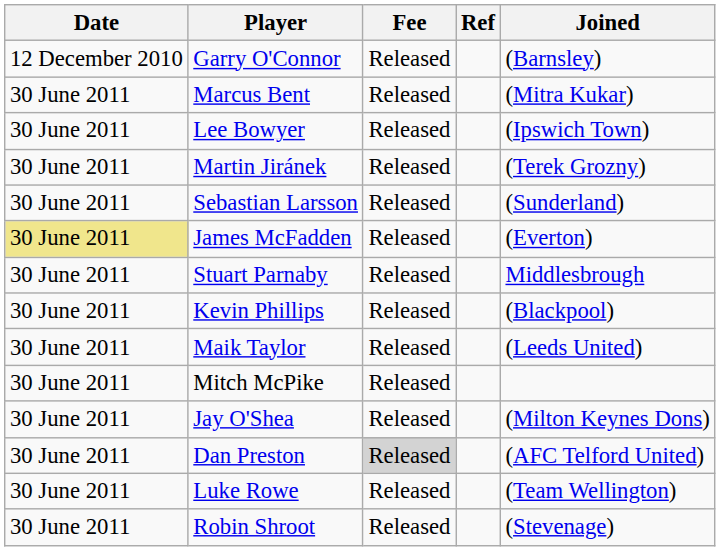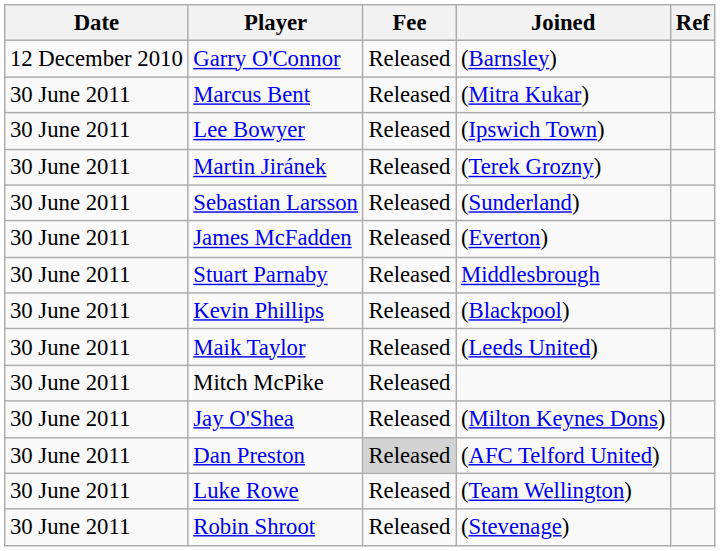columns swapped: (608, 22) <-> (478, 22)
(70, 238) khaki background -> (70, 238) no background
